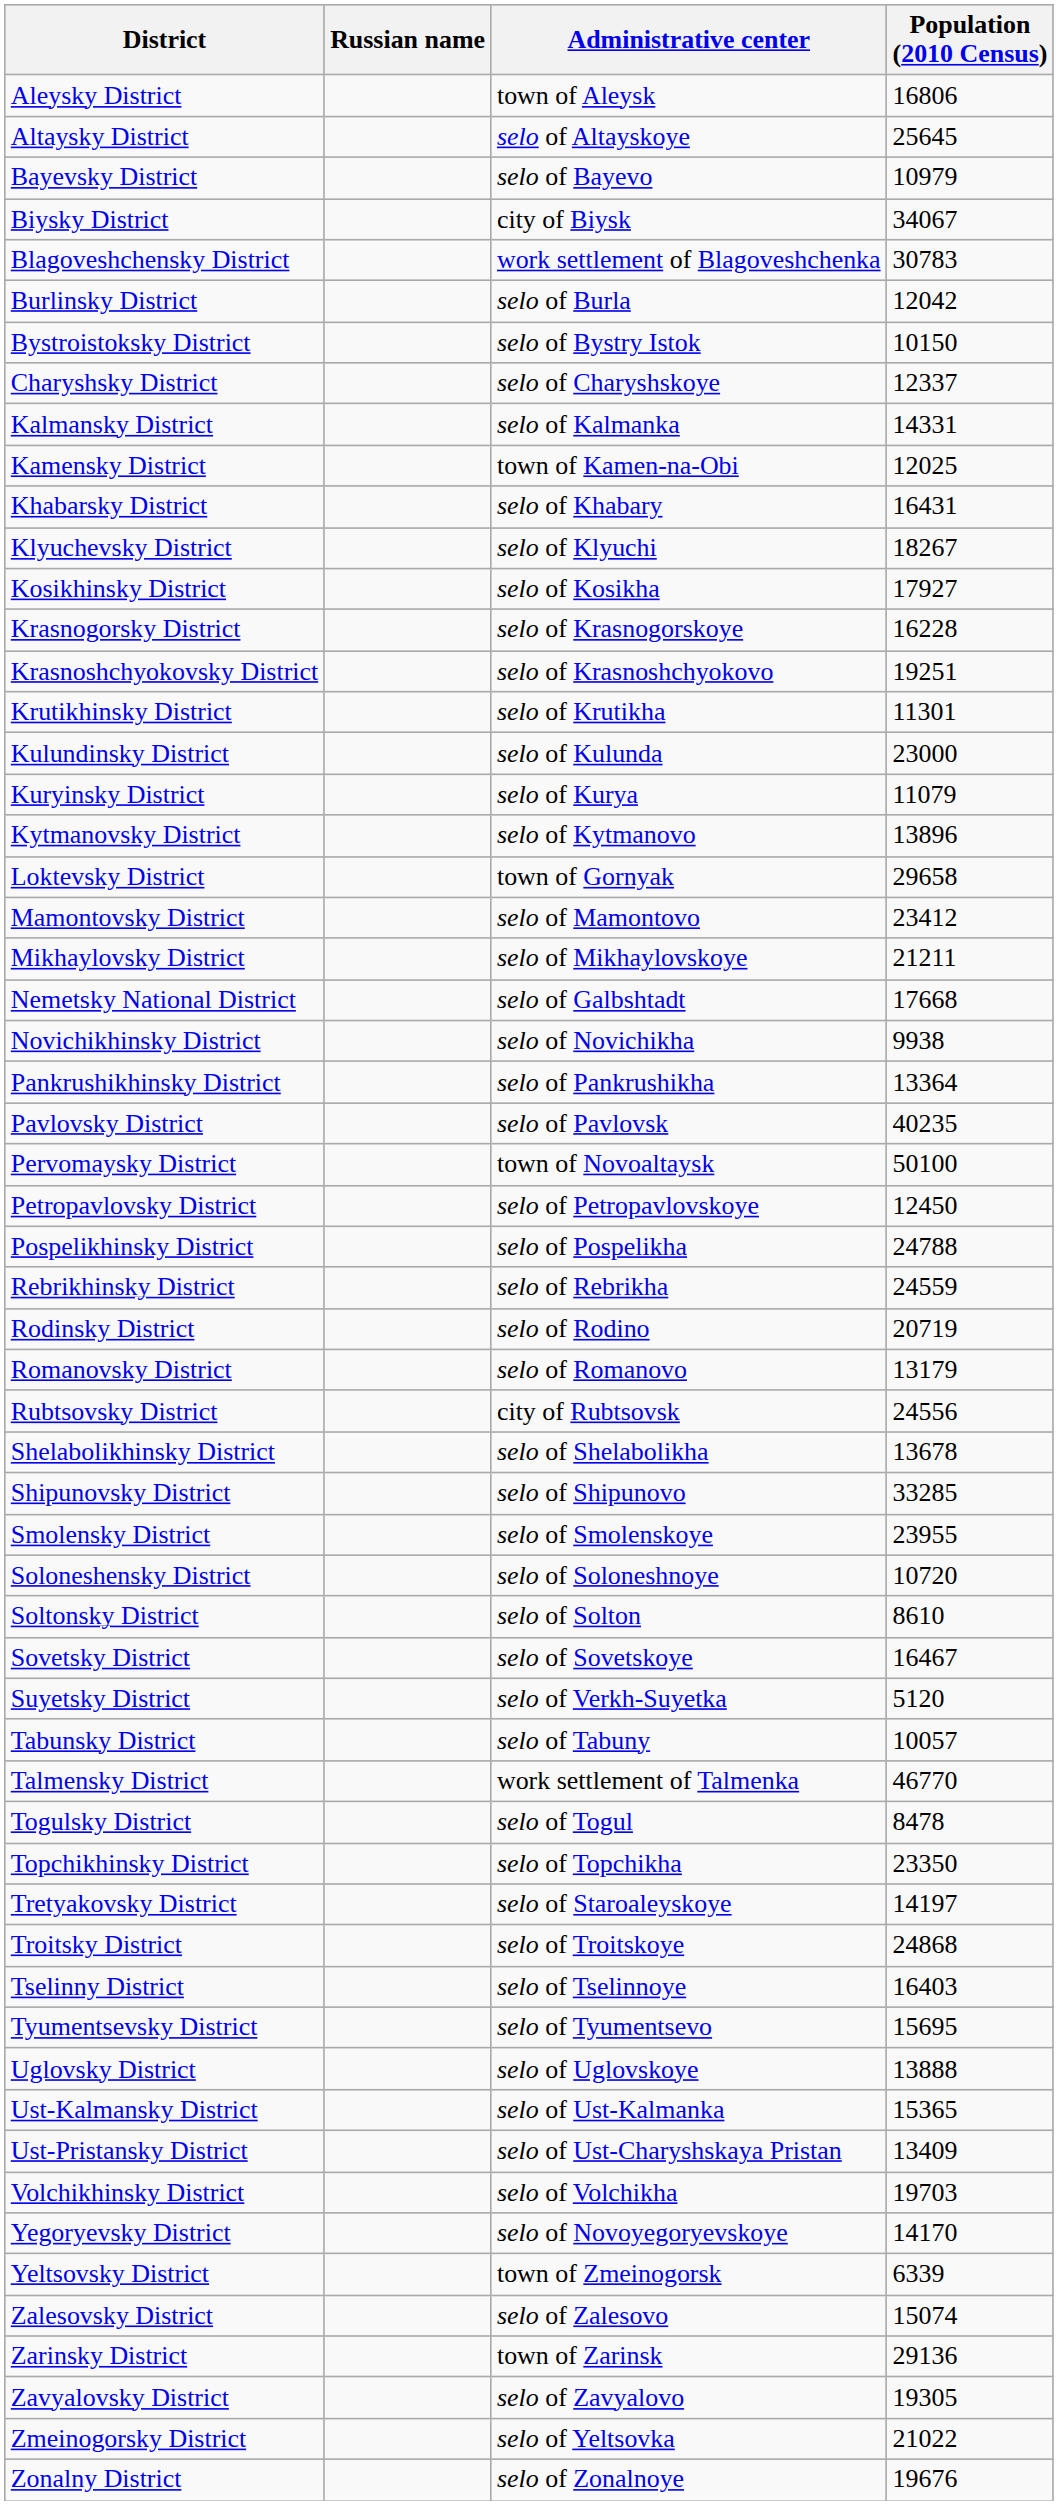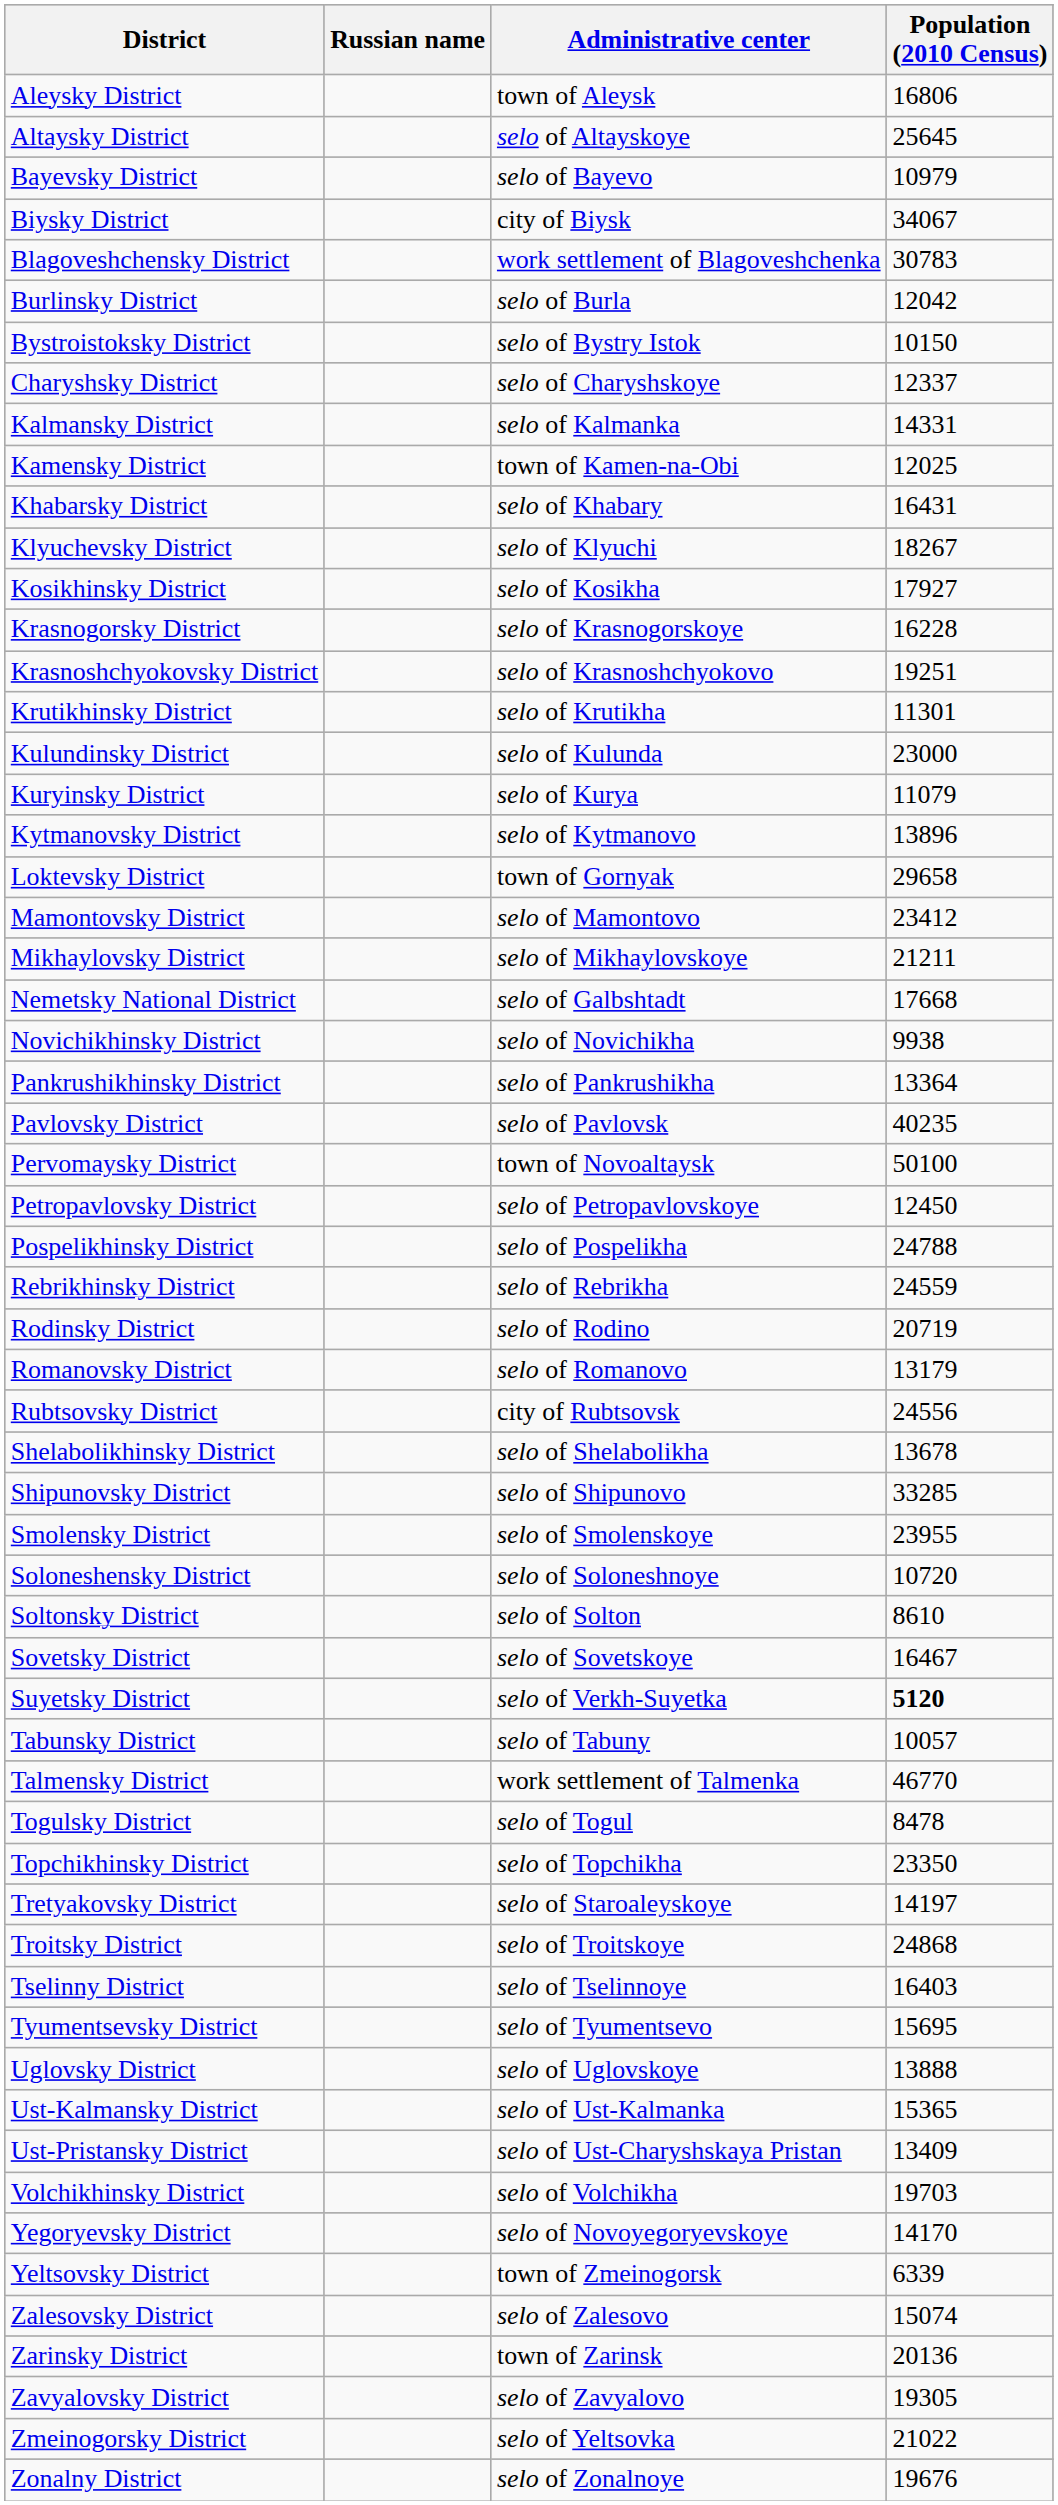(918, 1698) normal -> (918, 1698) bold
(925, 2356) 29136 -> (925, 2356) 20136
